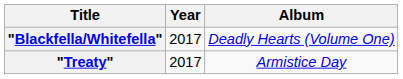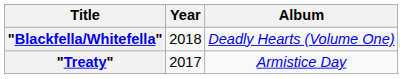(185, 39) 2017 -> (185, 39) 2018
